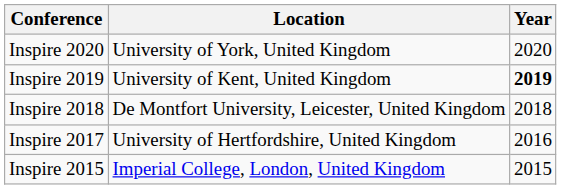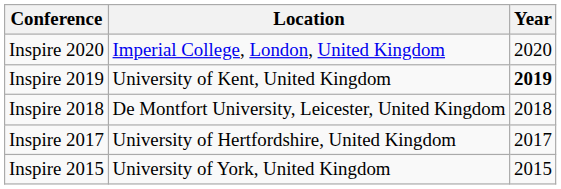(252, 49) University of York, United Kingdom -> (279, 49) Imperial College, London, United Kingdom
(533, 139) 2016 -> (533, 139) 2017
(279, 169) Imperial College, London, United Kingdom -> (252, 169) University of York, United Kingdom
